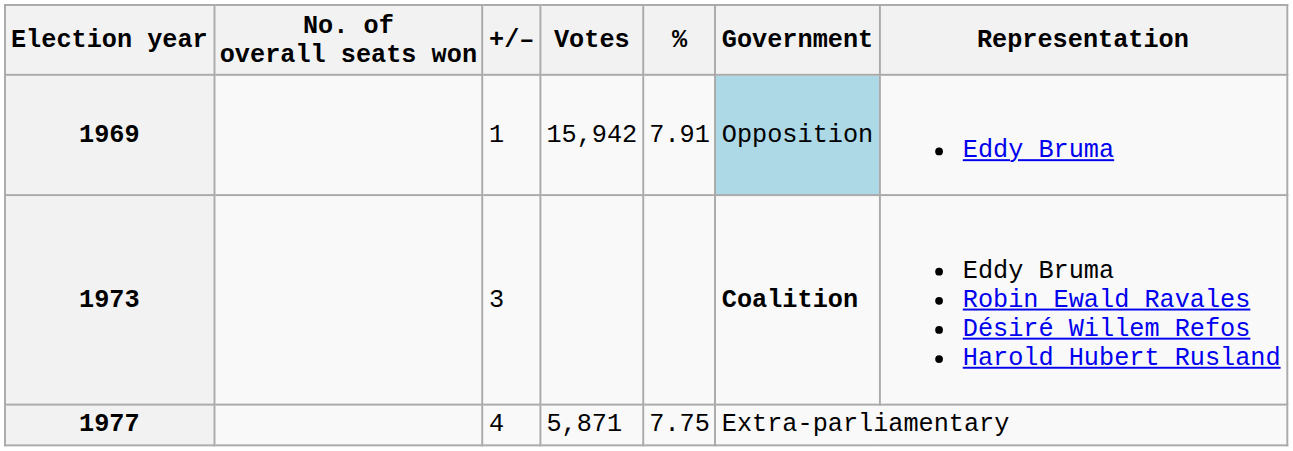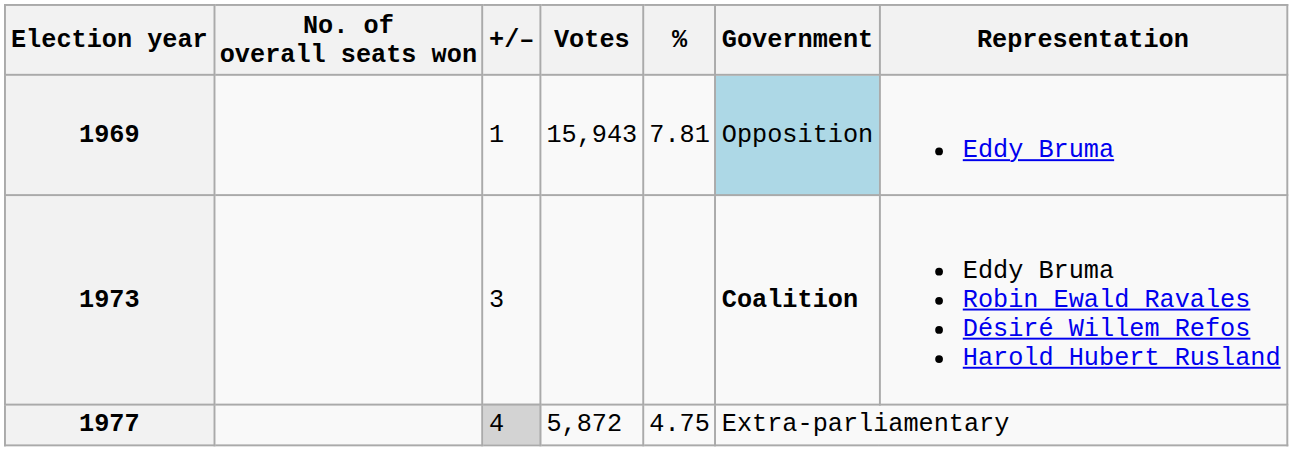(592, 135) 15,942 -> (592, 135) 15,943
(680, 135) 7.91 -> (680, 135) 7.81
(497, 424) no background -> (497, 424) lightgrey background
(584, 424) 5,871 -> (584, 424) 5,872
(680, 424) 7.75 -> (680, 424) 4.75
